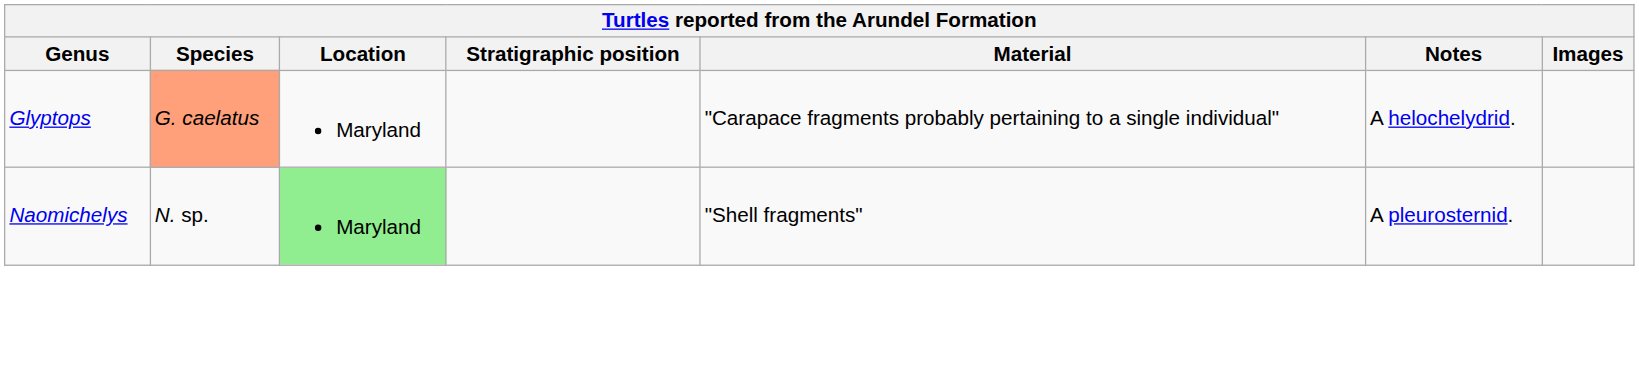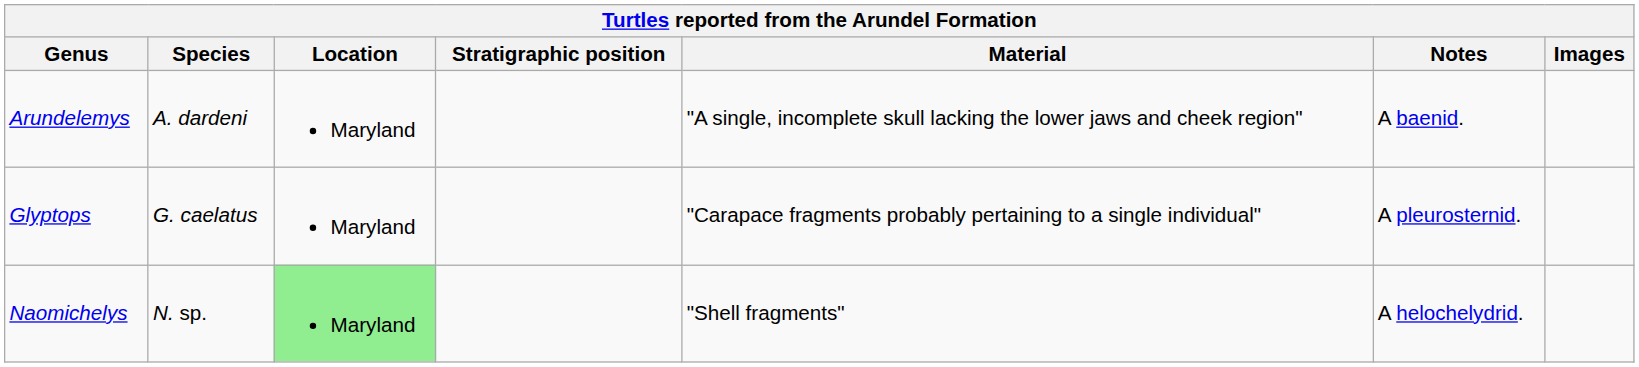+ row: (70, 118)
(207, 118) lightsalmon background -> (205, 215) no background
(1443, 118) A helochelydrid. -> (1450, 215) A pleurosternid.
(1442, 215) A pleurosternid. -> (1451, 313) A helochelydrid.
